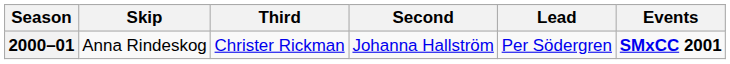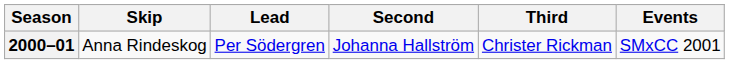columns swapped: (280, 17) <-> (557, 17)
(671, 44) bold -> (670, 44) normal
